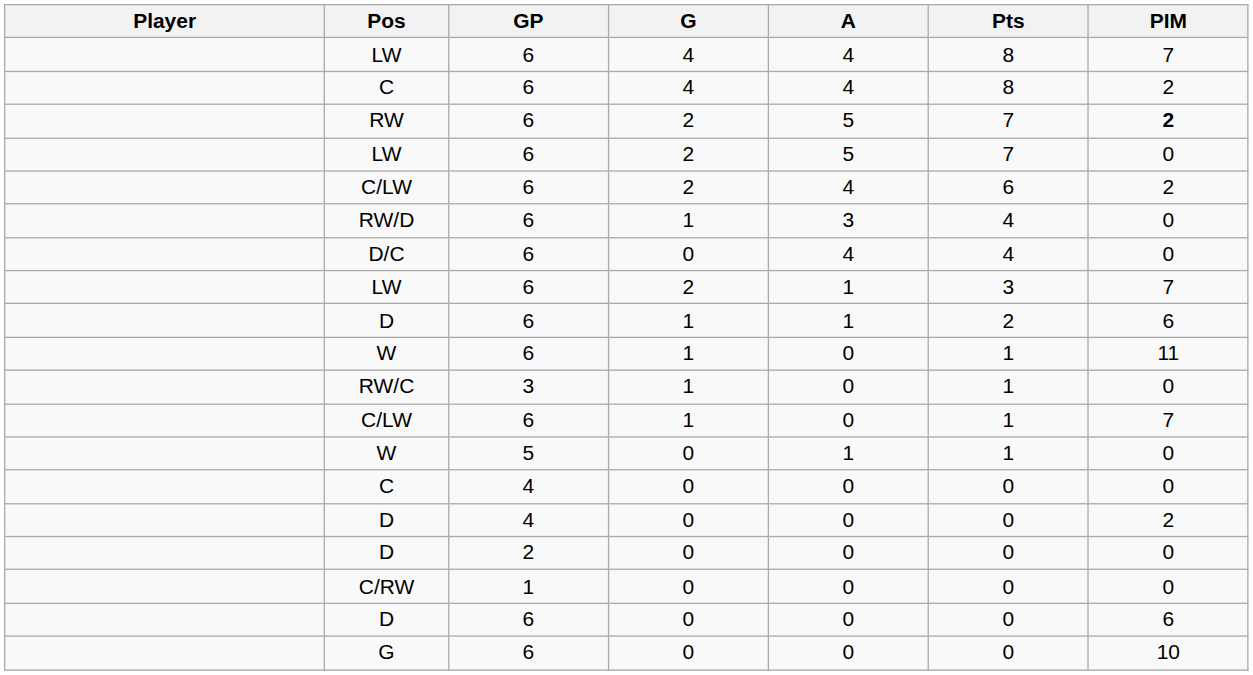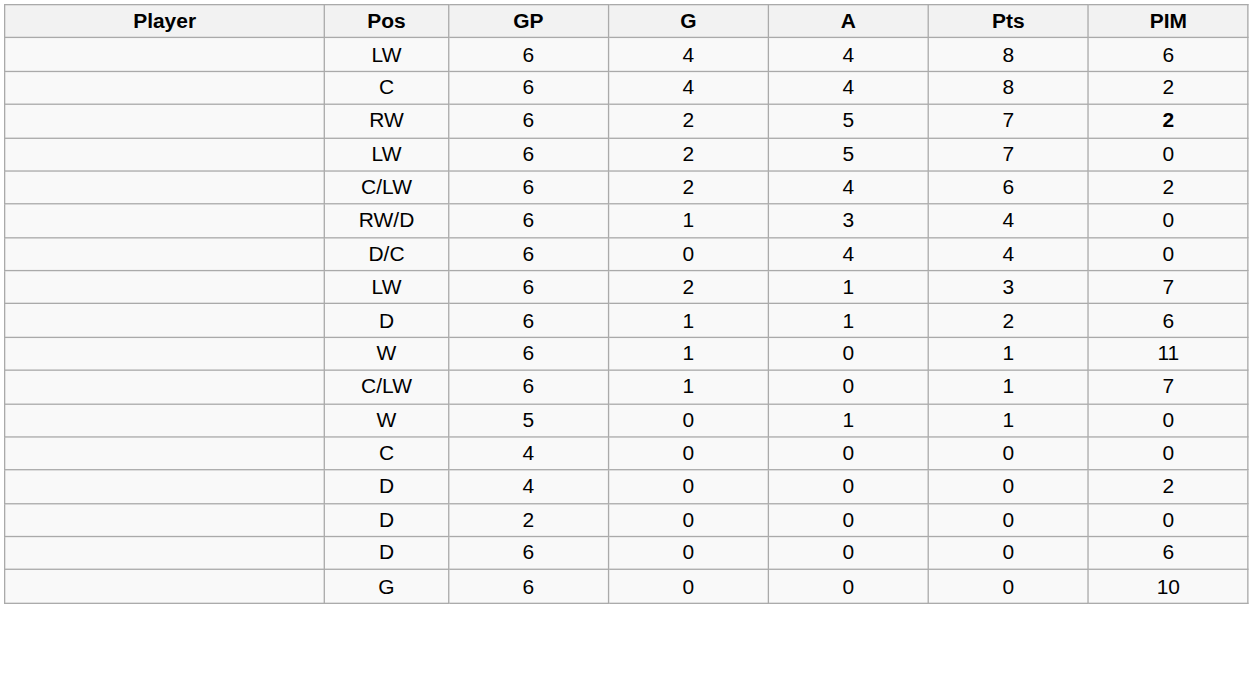(1168, 54) 7 -> (1168, 54) 6
- row: (387, 386)
- row: (387, 586)
